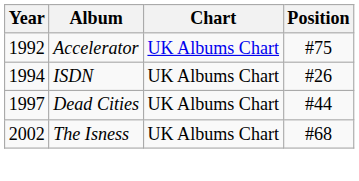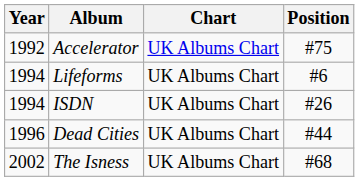+ row: (88, 76)
(27, 104) 1997 -> (27, 133) 1996
